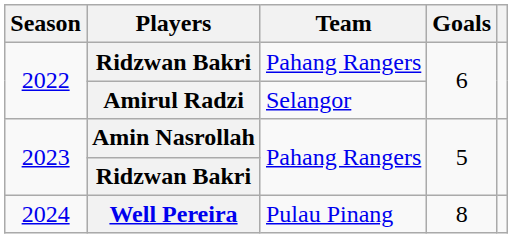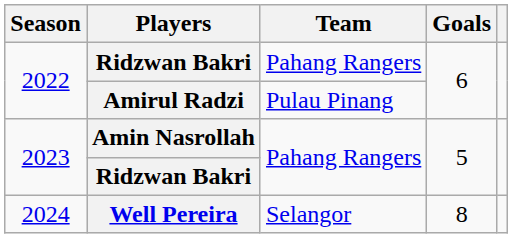(309, 99) Selangor -> (330, 99) Pulau Pinang
(330, 213) Pulau Pinang -> (309, 213) Selangor
